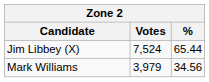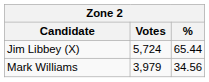(147, 49) 7,524 -> (147, 49) 5,724
